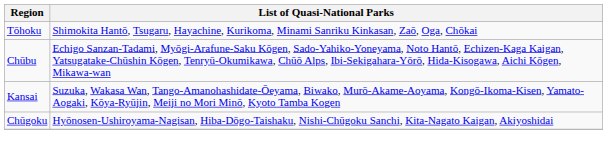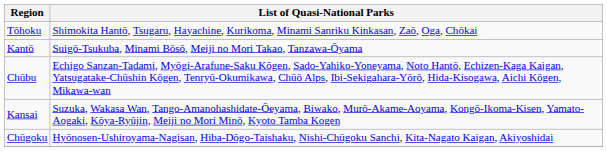+ row: (20, 48)
